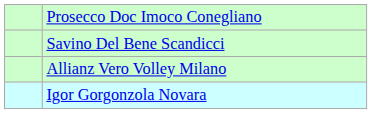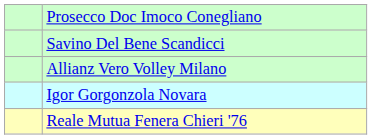+ row: (147, 120)
